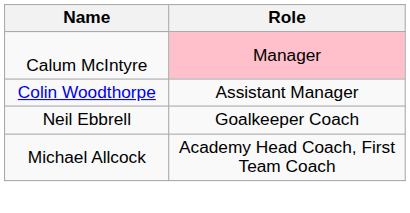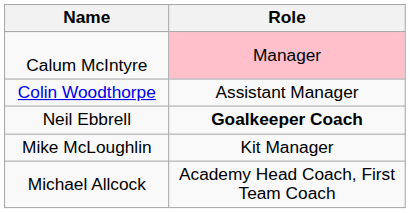(287, 119) normal -> (287, 119) bold
+ row: (87, 147)
